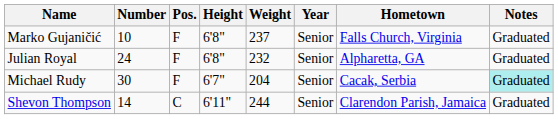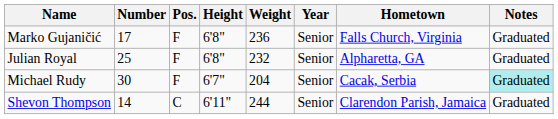(124, 37) 10 -> (124, 37) 17
(259, 37) 237 -> (259, 37) 236
(124, 59) 24 -> (124, 59) 25
